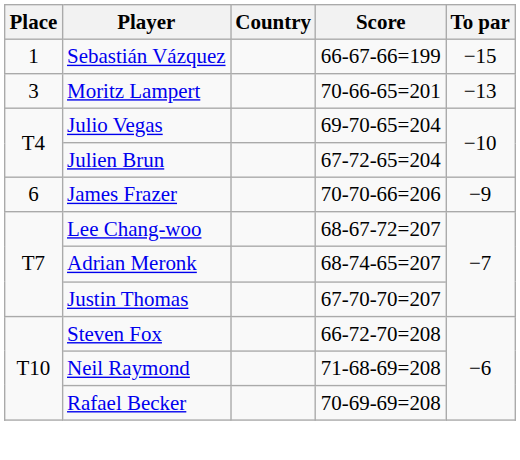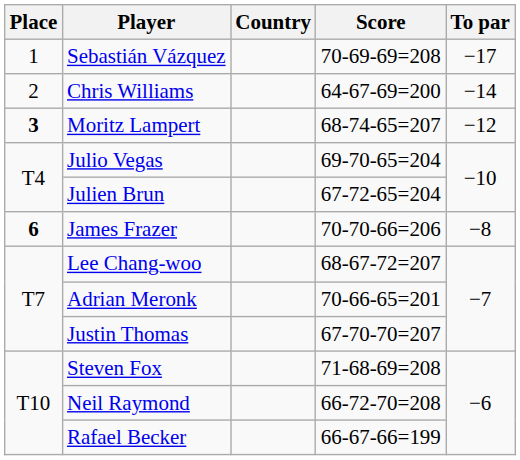(381, 56) 66-67-66=199 -> (381, 56) 70-69-69=208
(480, 56) −15 -> (480, 56) −17
+ row: (130, 91)
(33, 91) normal -> (33, 125) bold
(381, 91) 70-66-65=201 -> (381, 125) 68-74-65=207
(480, 91) −13 -> (480, 125) −12
(33, 194) normal -> (33, 229) bold
(480, 194) −9 -> (480, 229) −8
(381, 264) 68-74-65=207 -> (381, 298) 70-66-65=201
(381, 333) 66-72-70=208 -> (381, 367) 71-68-69=208
(381, 367) 71-68-69=208 -> (381, 402) 66-72-70=208
(381, 402) 70-69-69=208 -> (381, 437) 66-67-66=199
